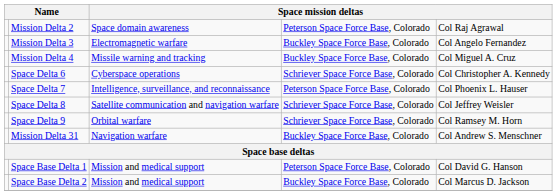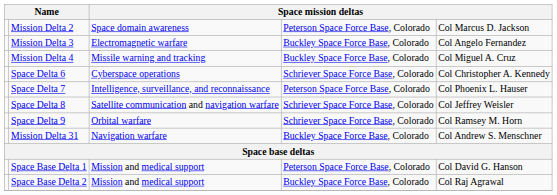(471, 27) Col Raj Agrawal -> (484, 27) Col Marcus D. Jackson
(484, 182) Col Marcus D. Jackson -> (471, 182) Col Raj Agrawal
